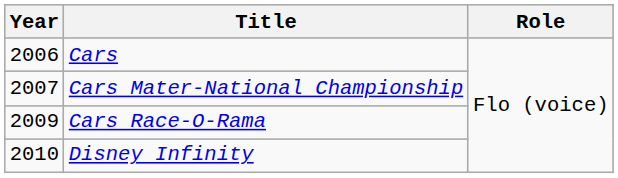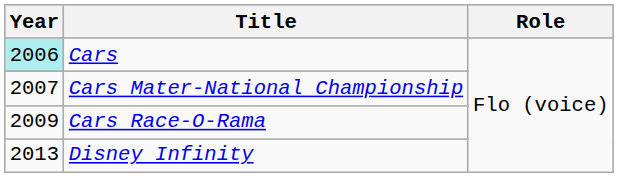(34, 55) no background -> (34, 55) paleturquoise background
(34, 155) 2010 -> (34, 155) 2013
